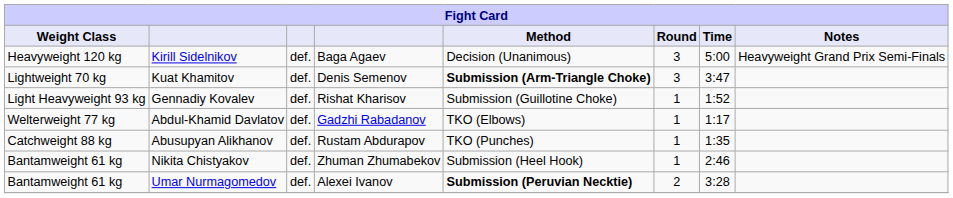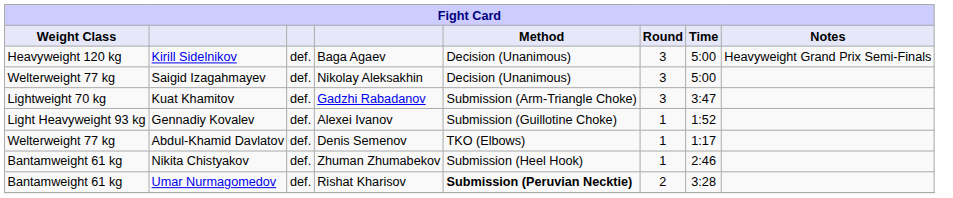+ row: (209, 77)
(362, 77) Denis Semenov -> (371, 98) Gadzhi Rabadanov
(549, 77) bold -> (542, 98) normal
(362, 98) Rishat Kharisov -> (355, 119) Alexei Ivanov
(371, 119) Gadzhi Rabadanov -> (362, 140) Denis Semenov
- row: (212, 140)
(355, 182) Alexei Ivanov -> (362, 182) Rishat Kharisov
